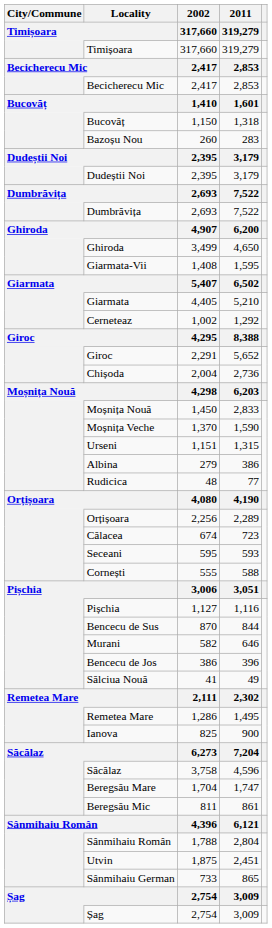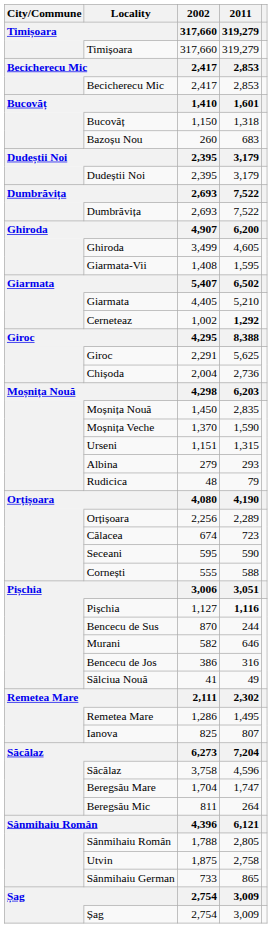(250, 139) 283 -> (250, 139) 683
(246, 247) 4,650 -> (246, 247) 4,605
(246, 319) normal -> (246, 319) bold
(246, 355) 5,652 -> (246, 355) 5,625
(246, 409) 2,833 -> (246, 409) 2,835
(250, 463) 386 -> (250, 463) 293
(253, 481) 77 -> (253, 481) 79
(250, 553) 593 -> (250, 553) 590
(246, 608) normal -> (247, 608) bold
(250, 626) 844 -> (250, 626) 244
(250, 662) 396 -> (250, 662) 316
(250, 734) 900 -> (250, 734) 807
(250, 806) 861 -> (250, 806) 264
(246, 842) 2,804 -> (246, 842) 2,805
(246, 860) 2,451 -> (246, 860) 2,758
